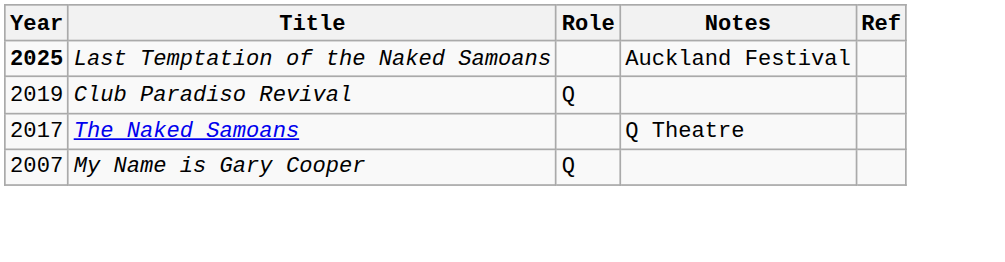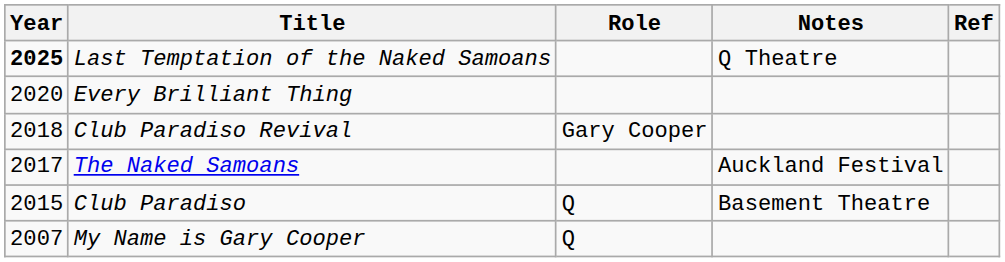(738, 59) Auckland Festival -> (778, 59) Q Theatre
+ row: (213, 95)
(37, 95) 2019 -> (37, 131) 2018
(568, 95) Q -> (635, 131) Gary Cooper
(685, 131) Q Theatre -> (831, 167) Auckland Festival
+ row: (160, 203)
